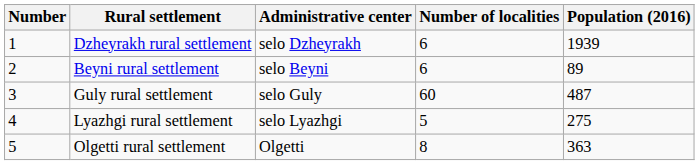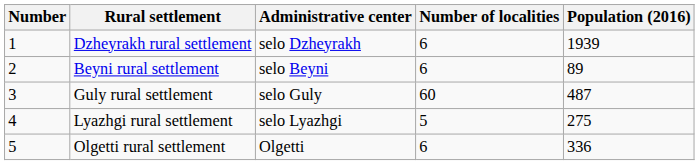(423, 146) 8 -> (423, 146) 6
(579, 146) 363 -> (579, 146) 336
